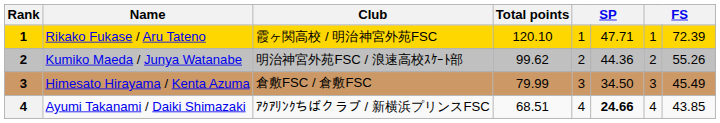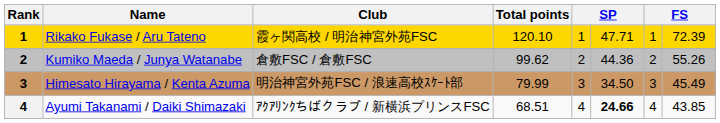(360, 59) 明治神宮外苑FSC / 浪速高校ｽｹｰﾄ部 -> (314, 59) 倉敷FSC / 倉敷FSC
(314, 83) 倉敷FSC / 倉敷FSC -> (360, 83) 明治神宮外苑FSC / 浪速高校ｽｹｰﾄ部
